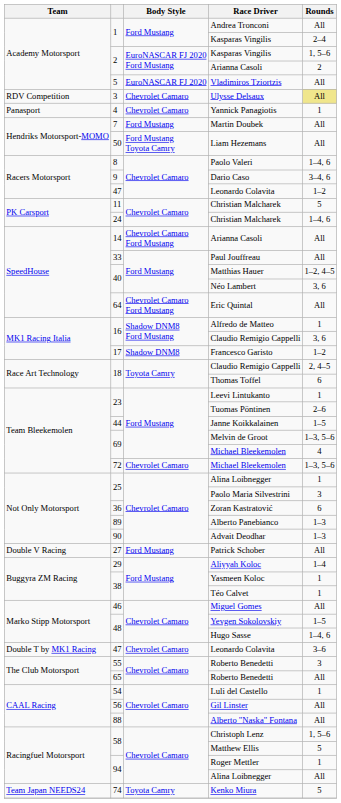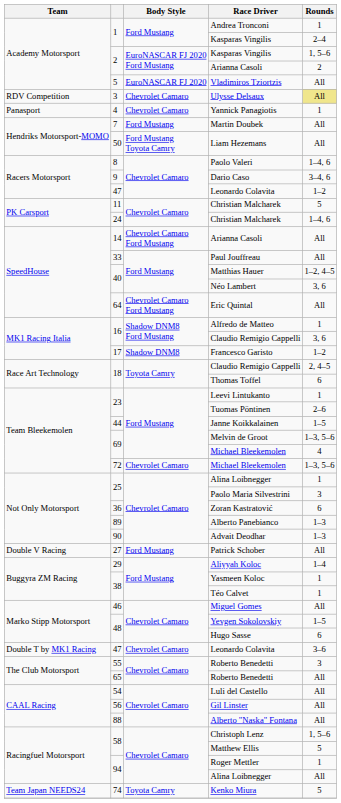(319, 25) All -> (319, 25) 1
(319, 635) 1–4, 6 -> (319, 635) 6
(319, 691) 1 -> (319, 691) All
